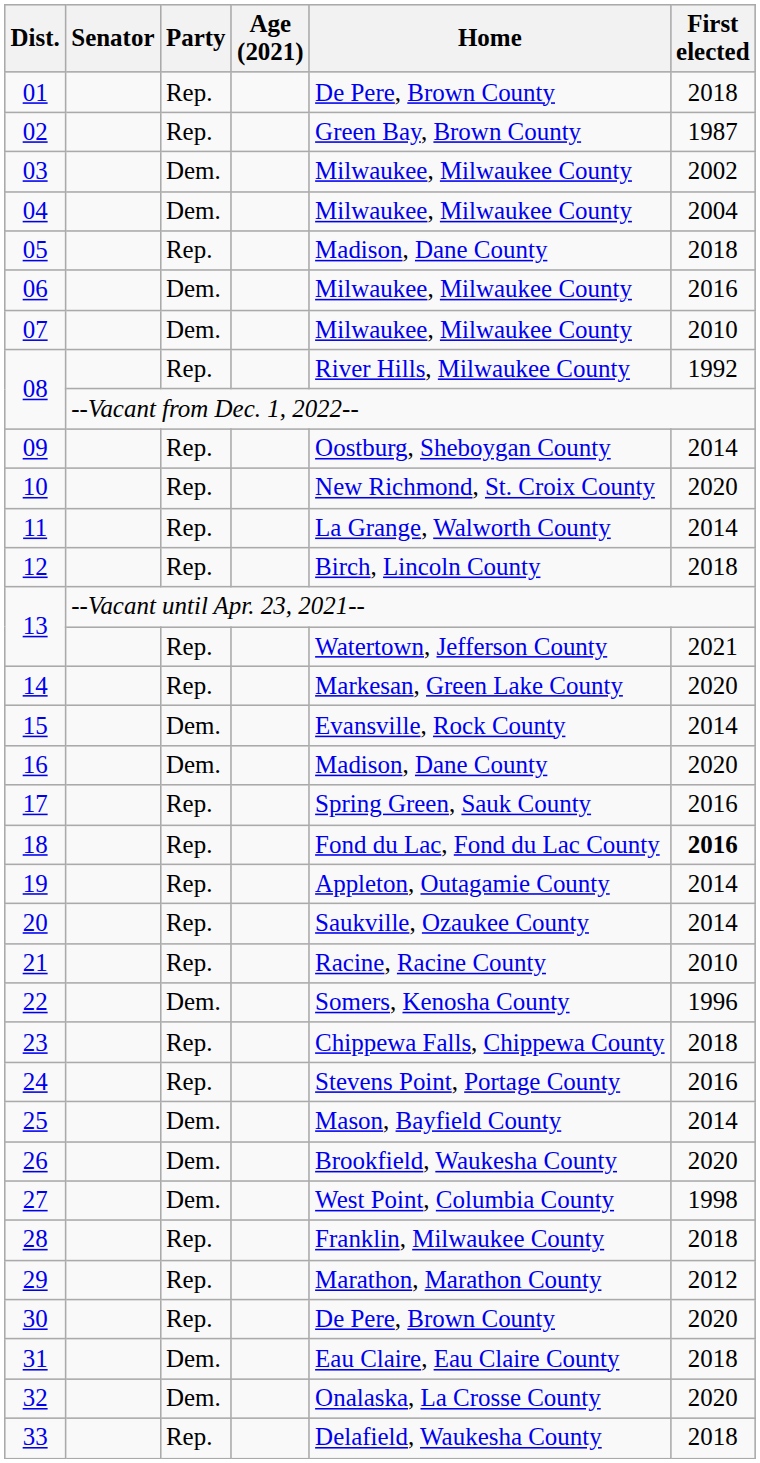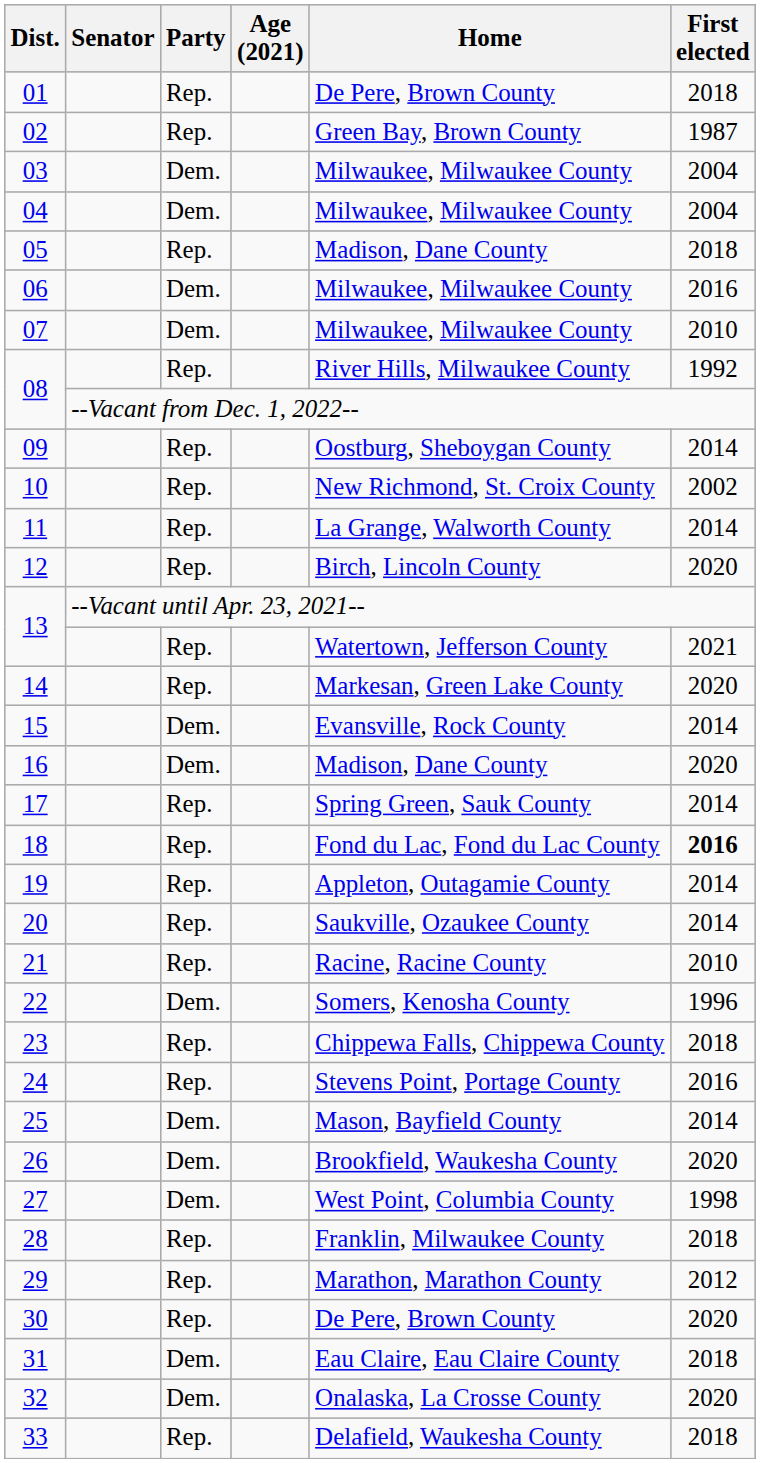(713, 171) 2002 -> (713, 171) 2004
(713, 487) 2020 -> (713, 487) 2002
(713, 566) 2018 -> (713, 566) 2020
(713, 804) 2016 -> (713, 804) 2014
